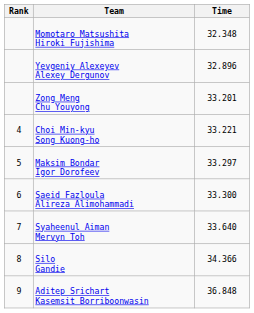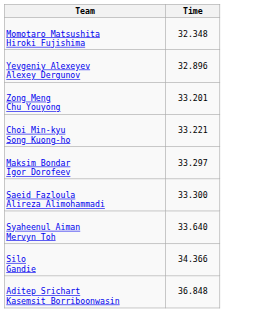- column: (19, 11)
